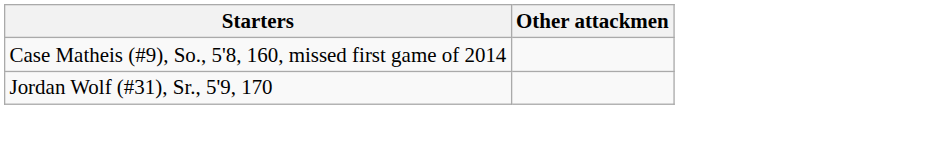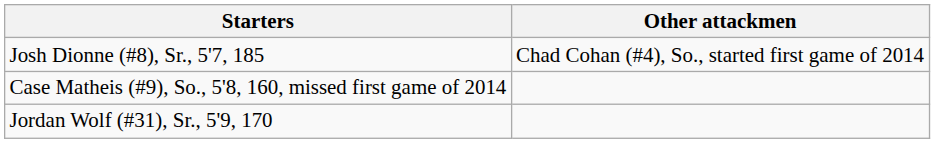+ row: (137, 54)
